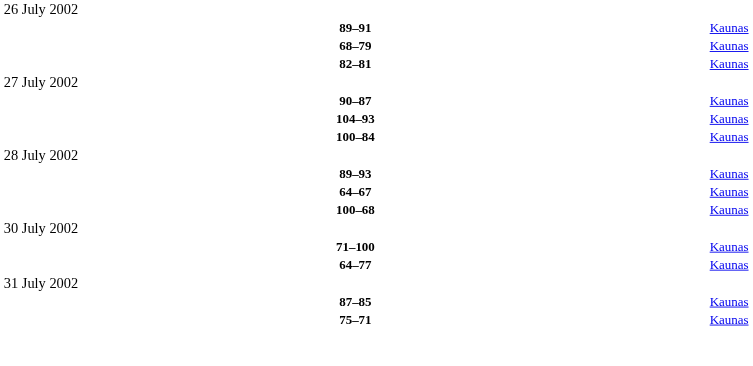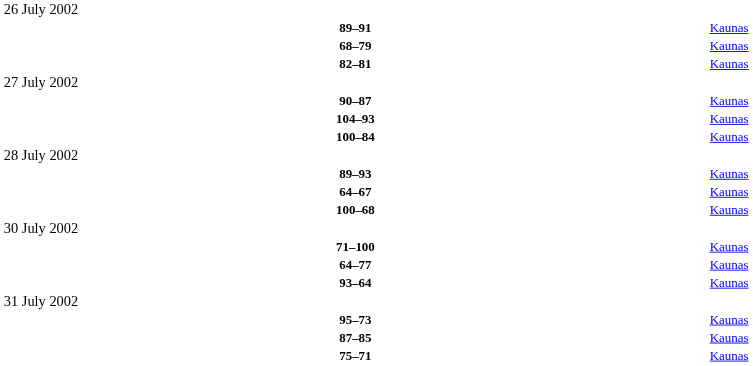+ row: (144, 283)
+ row: (144, 320)
